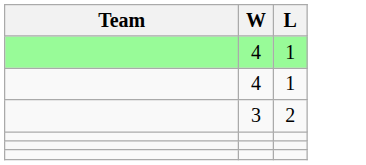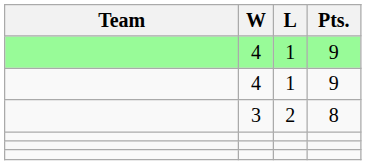+ column: (334, 20)
